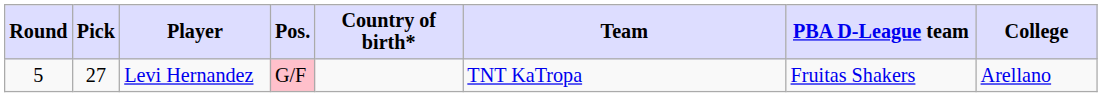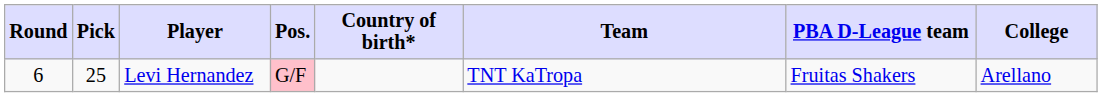(38, 75) 5 -> (38, 75) 6
(96, 75) 27 -> (96, 75) 25
